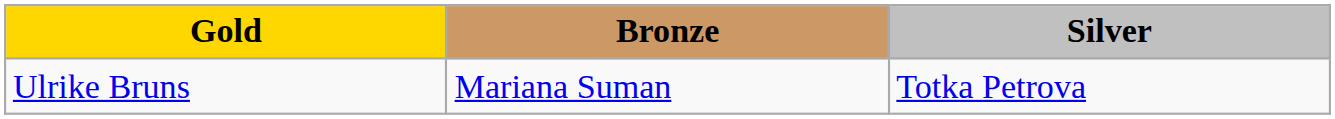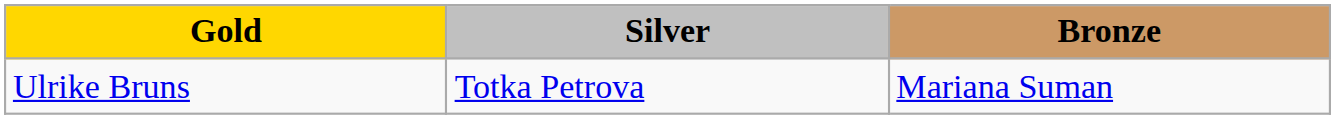columns swapped: (1109, 31) <-> (668, 31)
